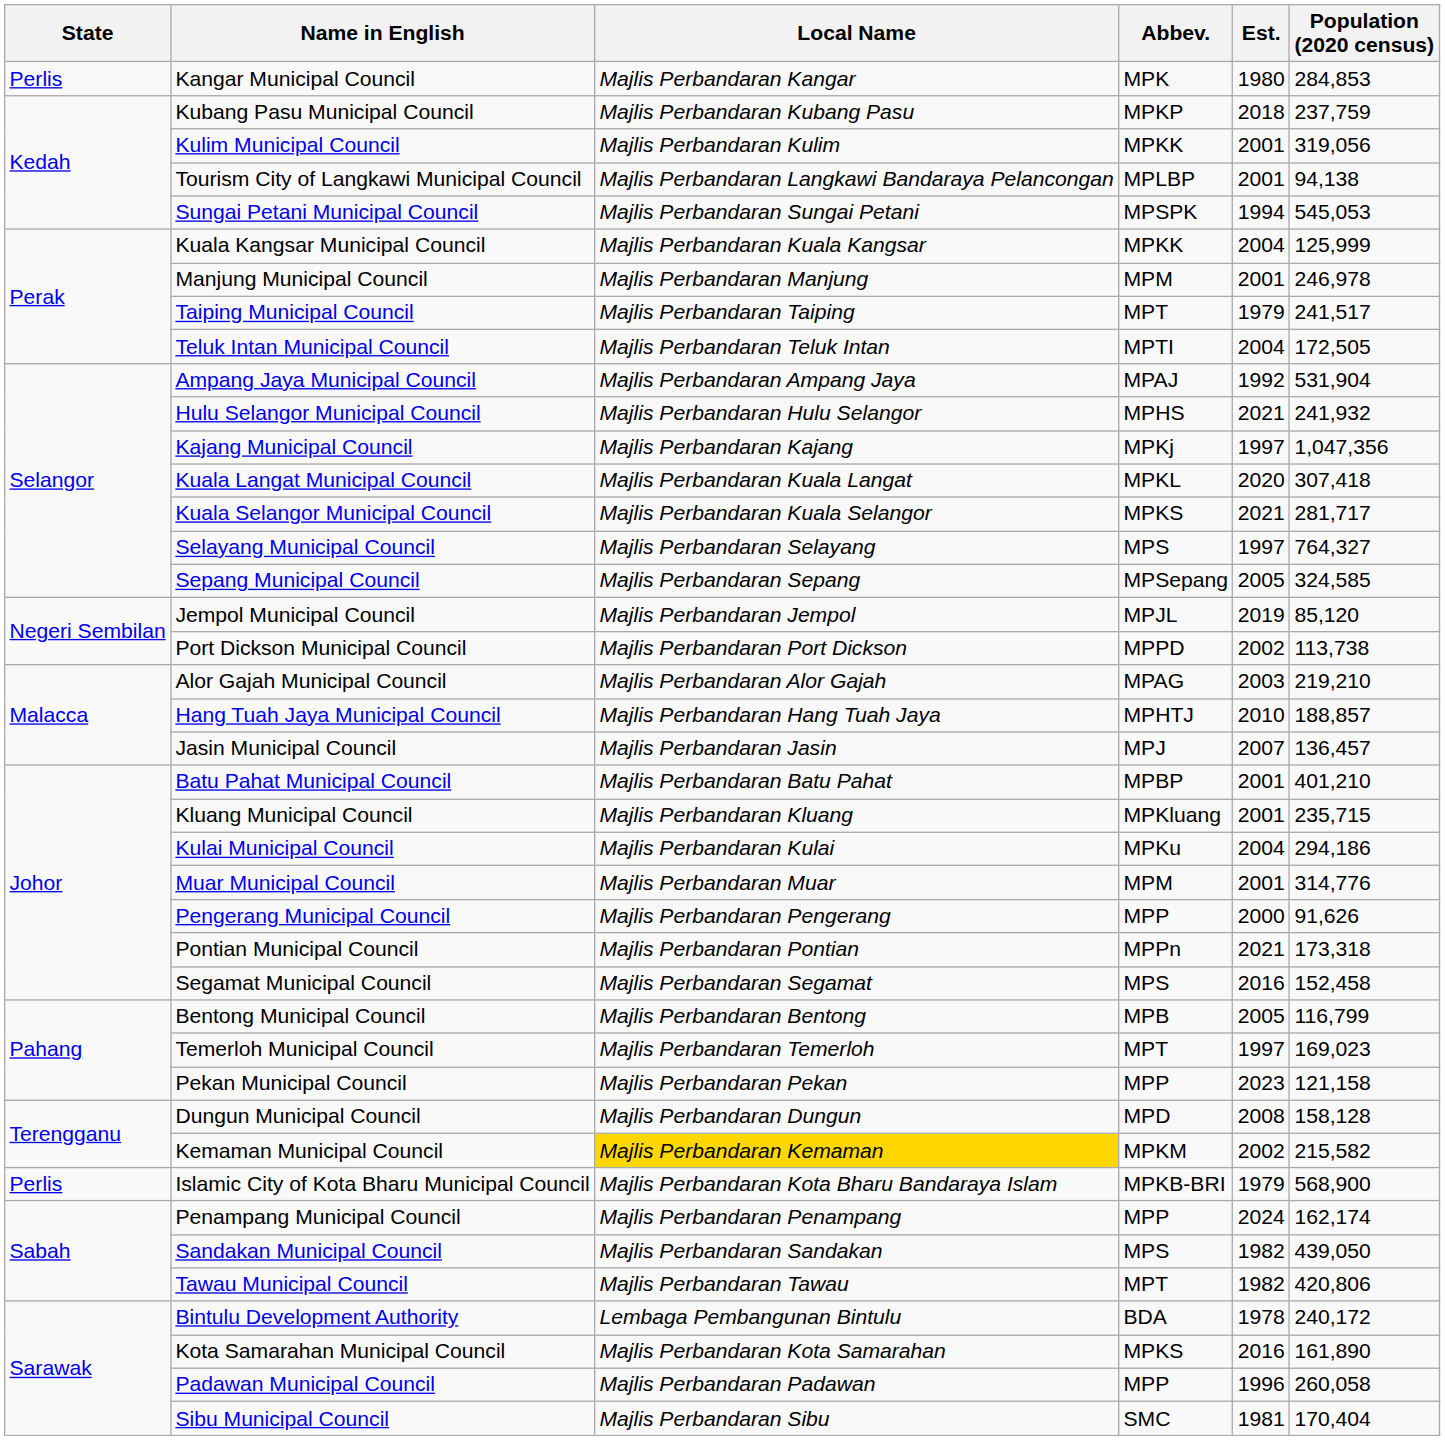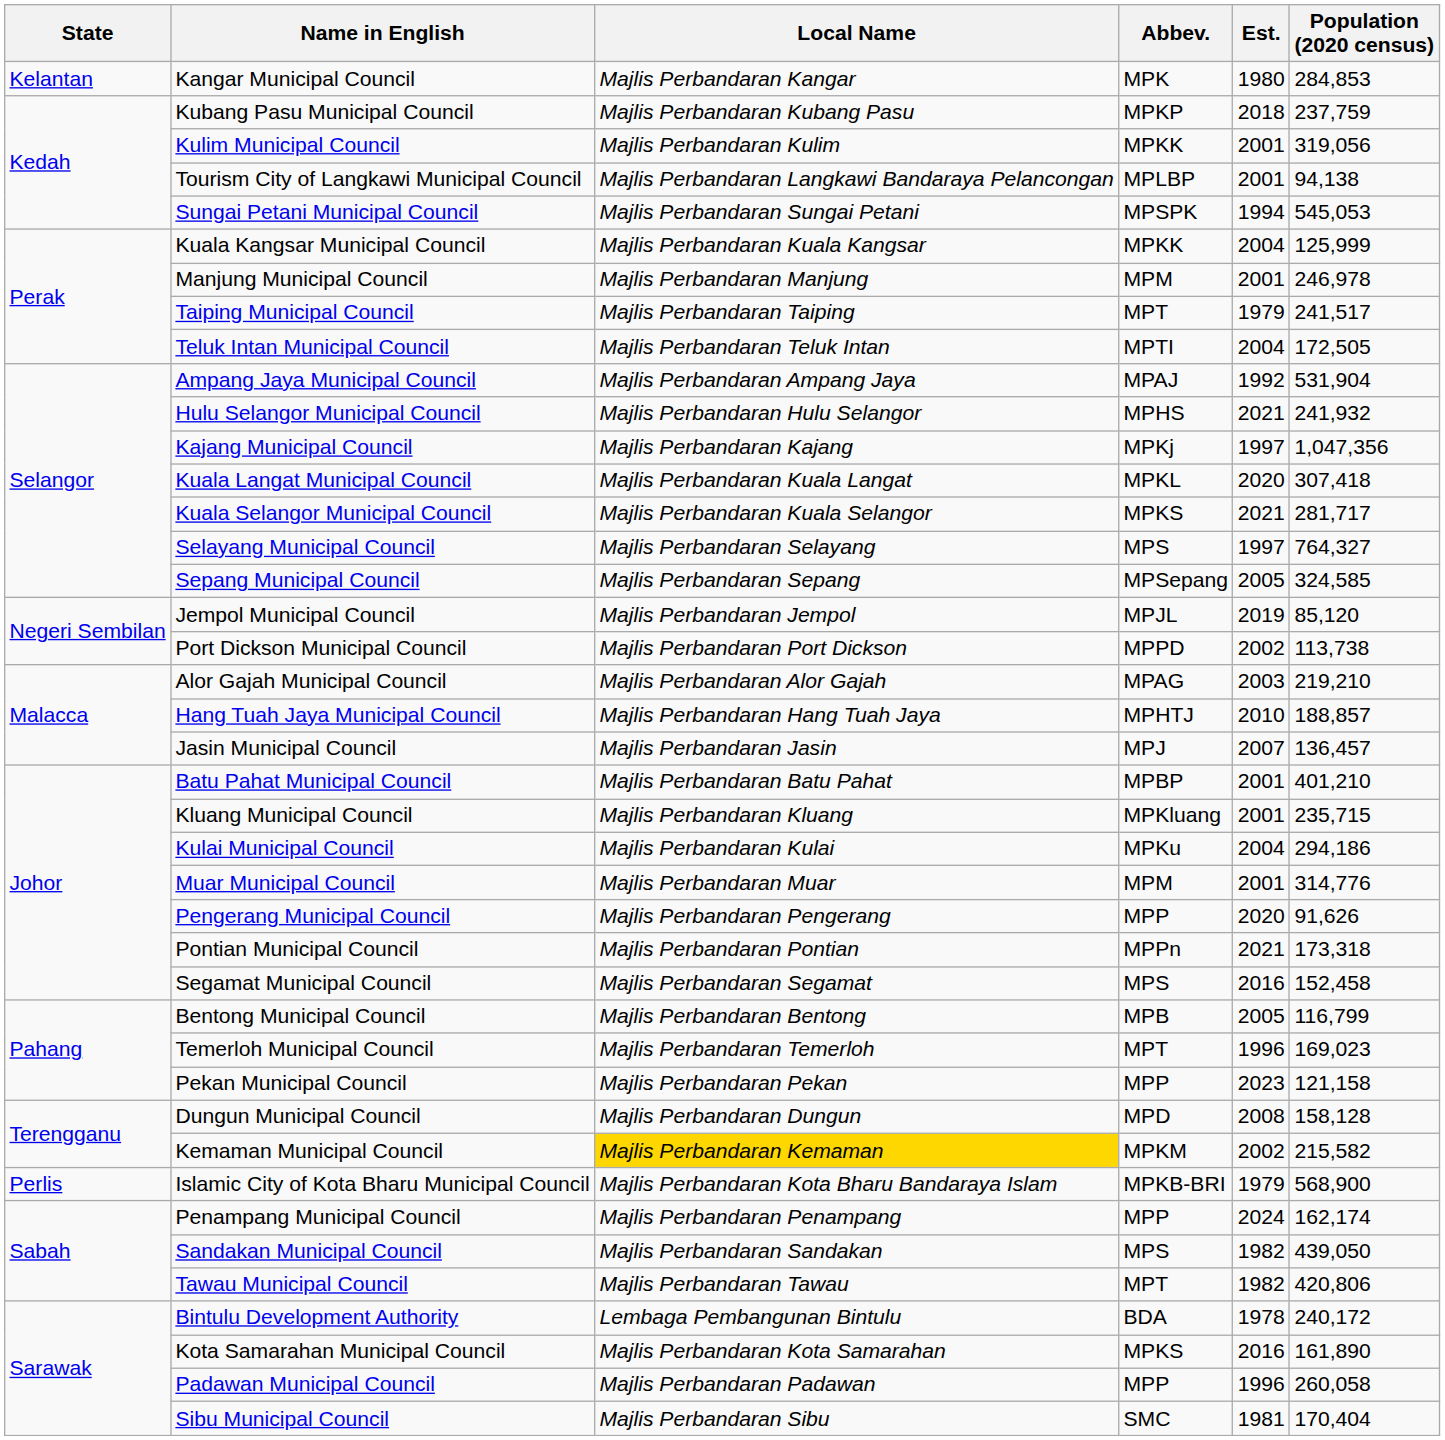(36, 78) Perlis -> (51, 78) Kelantan
(1261, 915) 2000 -> (1261, 915) 2020
(1261, 1049) 1997 -> (1261, 1049) 1996
